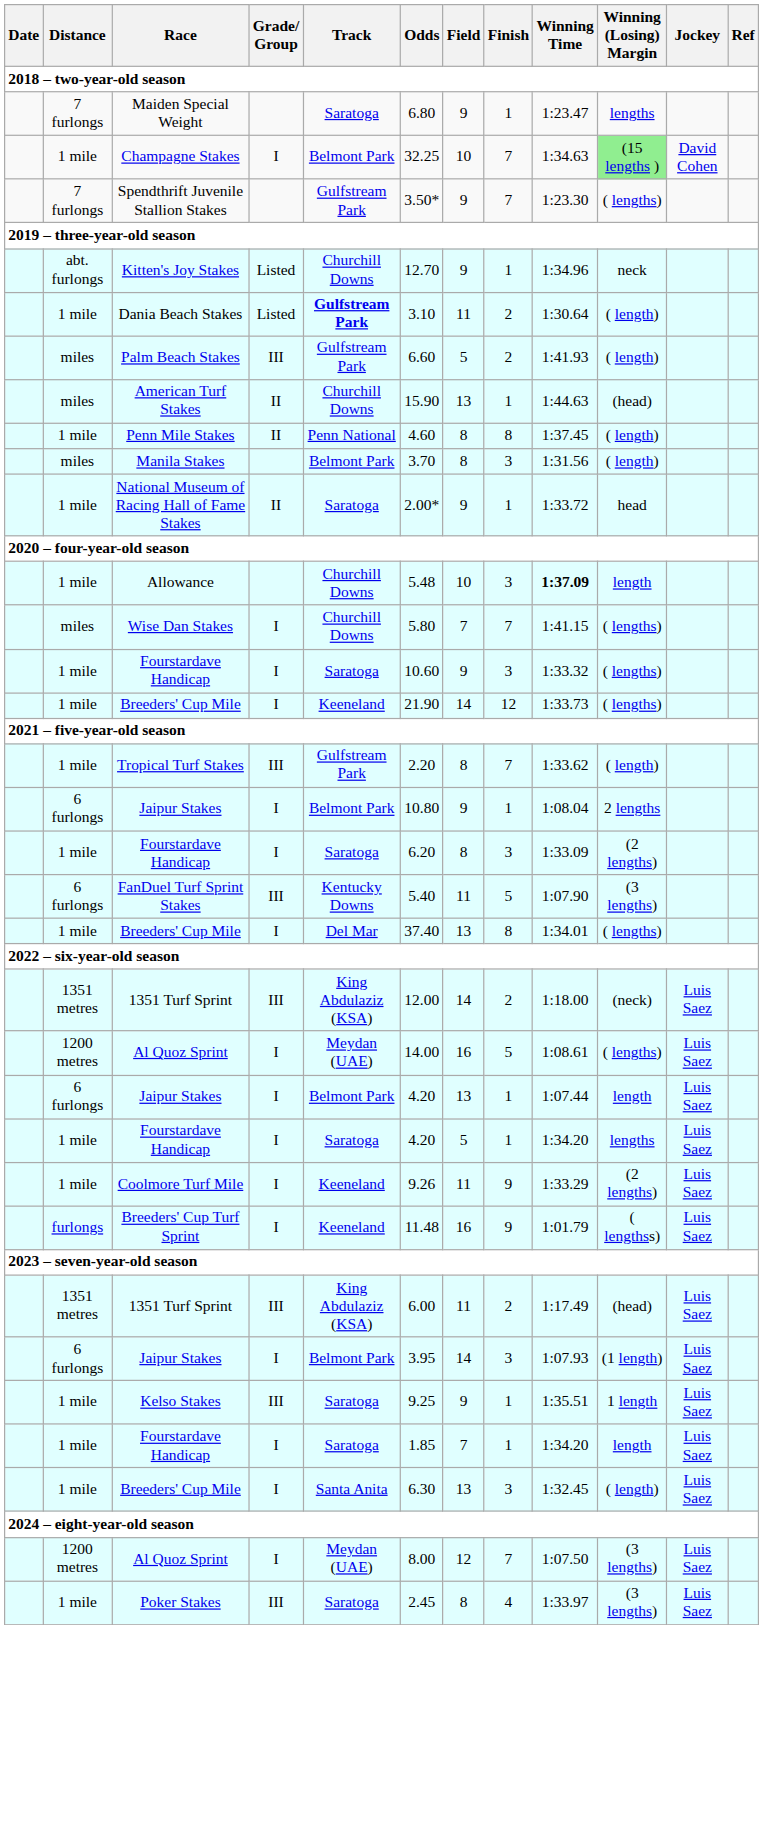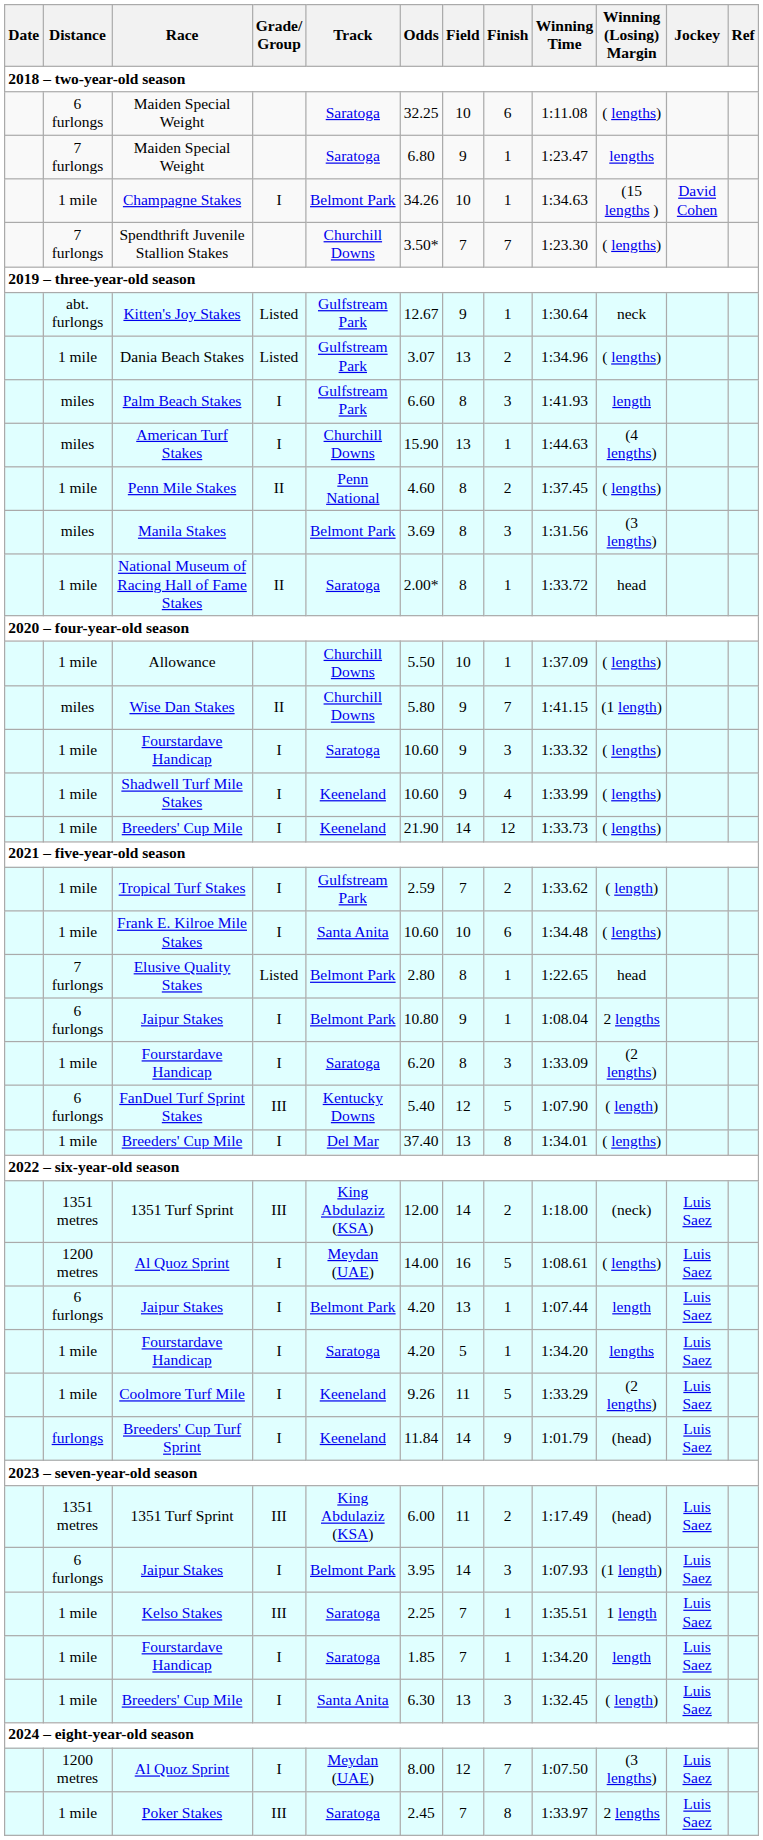+ row: (77, 113)
(422, 157) 32.25 -> (421, 200) 34.26
(508, 157) 7 -> (508, 200) 1
(632, 157) lightgreen background -> (632, 200) no background
(352, 200) Gulfstream Park -> (353, 244) Churchill Downs
(464, 200) 9 -> (463, 244) 7
(352, 270) Churchill Downs -> (353, 313) Gulfstream Park
(422, 270) 12.70 -> (421, 313) 12.67
(565, 270) 1:34.96 -> (564, 313) 1:30.64
(352, 313) bold -> (353, 357) normal
(422, 313) 3.10 -> (421, 357) 3.07
(464, 313) 11 -> (463, 357) 13
(565, 313) 1:30.64 -> (564, 357) 1:34.96
(632, 313) ( length) -> (632, 357) ( lengths)
(276, 357) III -> (279, 401) I
(464, 357) 5 -> (463, 401) 8
(508, 357) 2 -> (508, 401) 3
(632, 357) ( length) -> (632, 401) length
(276, 401) II -> (279, 444) I
(632, 401) (head) -> (632, 444) (4 lengths)
(508, 435) 8 -> (508, 488) 2
(632, 435) ( length) -> (632, 488) ( lengths)
(422, 461) 3.70 -> (421, 532) 3.69
(632, 461) ( length) -> (632, 532) (3 lengths)
(464, 504) 9 -> (463, 584) 8
(422, 583) 5.48 -> (421, 663) 5.50
(508, 583) 3 -> (508, 663) 1
(565, 583) bold -> (564, 663) normal
(632, 583) length -> (632, 663) ( lengths)
(276, 626) I -> (279, 706) II
(464, 626) 7 -> (463, 706) 9
(632, 626) ( lengths) -> (632, 706) (1 length)
+ row: (77, 794)
(276, 765) III -> (279, 888) I
(422, 765) 2.20 -> (421, 888) 2.59
(464, 765) 8 -> (463, 888) 7
(508, 765) 7 -> (508, 888) 2
+ row: (77, 932)
+ row: (77, 976)
(464, 896) 11 -> (463, 1107) 12
(632, 896) (3 lengths) -> (632, 1107) ( length)
(508, 1183) 9 -> (508, 1394) 5
(422, 1227) 11.48 -> (421, 1438) 11.84
(464, 1227) 16 -> (463, 1438) 14
(632, 1227) ( lengthss) -> (632, 1438) (head)
(422, 1402) 9.25 -> (421, 1613) 2.25
(464, 1402) 9 -> (463, 1613) 7
(464, 1602) 8 -> (463, 1813) 7
(508, 1602) 4 -> (508, 1813) 8
(632, 1602) (3 lengths) -> (632, 1813) 2 lengths
